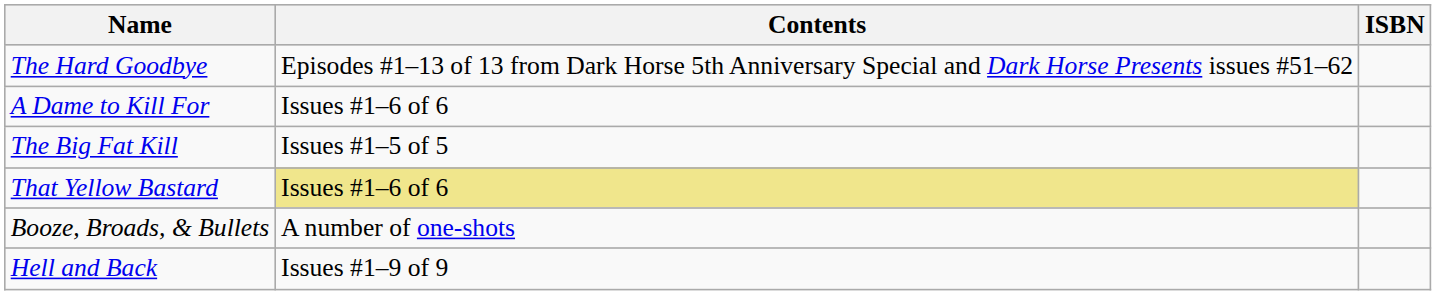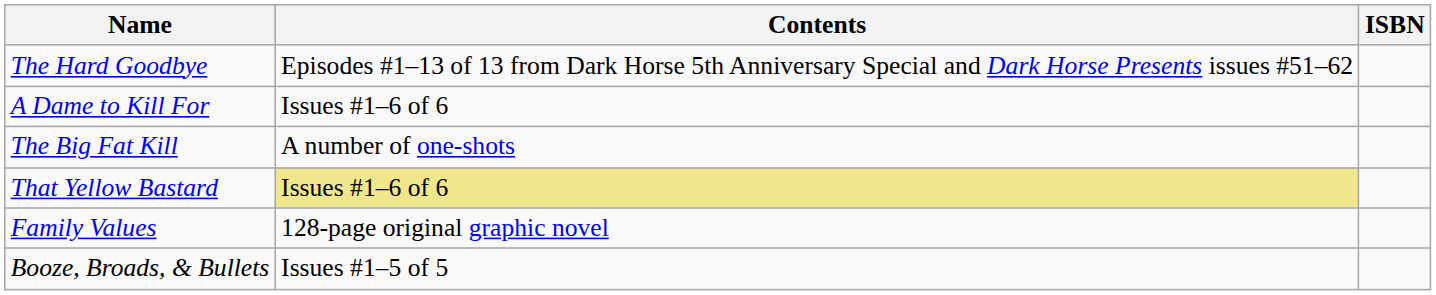(365, 146) Issues #1–5 of 5 -> (398, 146) A number of one-shots
+ row: (84, 227)
(398, 227) A number of one-shots -> (365, 268) Issues #1–5 of 5
- row: (84, 268)
